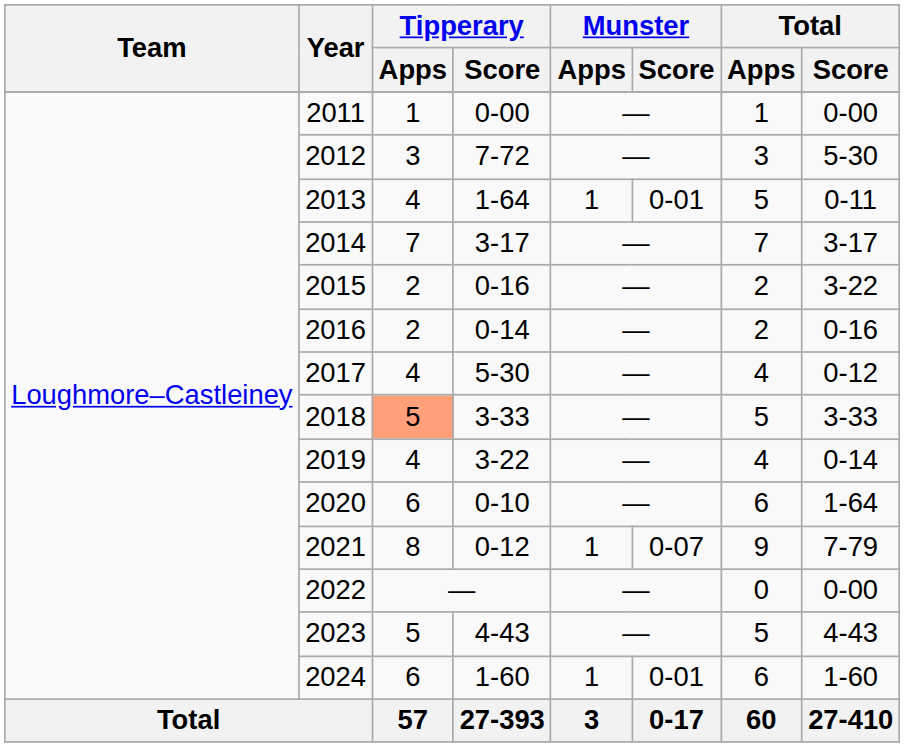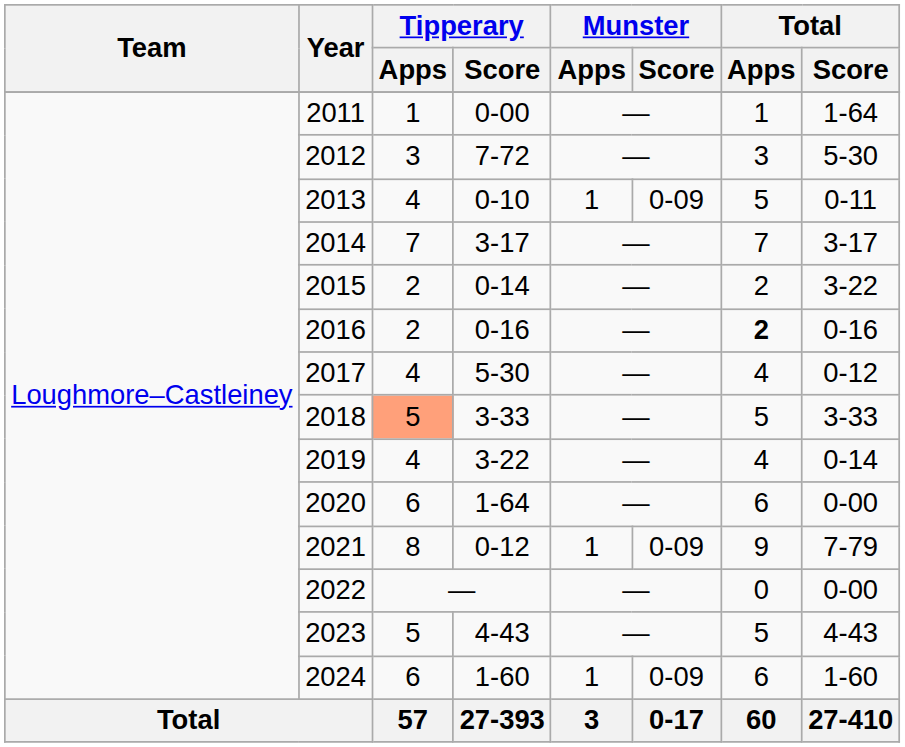(851, 112) 0-00 -> (851, 112) 1-64
(502, 199) 1-64 -> (502, 199) 0-10
(676, 199) 0-01 -> (676, 199) 0-09
(502, 286) 0-16 -> (502, 286) 0-14
(502, 329) 0-14 -> (502, 329) 0-16
(761, 329) normal -> (761, 329) bold
(502, 503) 0-10 -> (502, 503) 1-64
(851, 503) 1-64 -> (851, 503) 0-00
(676, 546) 0-07 -> (676, 546) 0-09
(676, 677) 0-01 -> (676, 677) 0-09
